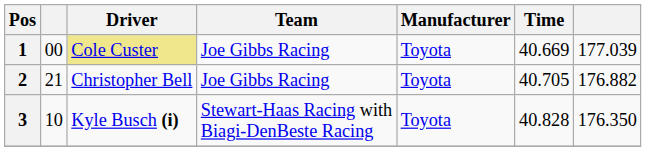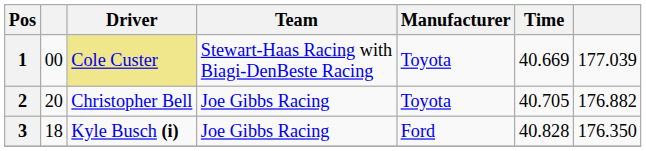(265, 49) Joe Gibbs Racing -> (296, 60) Stewart-Haas Racing with Biagi-DenBeste Racing
(54, 79) 21 -> (54, 101) 20
(54, 120) 10 -> (54, 131) 18
(296, 120) Stewart-Haas Racing with Biagi-DenBeste Racing -> (265, 131) Joe Gibbs Racing
(426, 120) Toyota -> (418, 131) Ford
